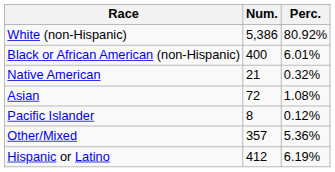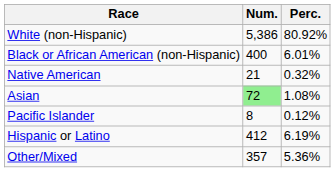(253, 95) no background -> (253, 95) lightgreen background
rows swapped: (42, 136) <-> (59, 156)
